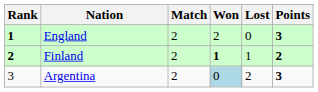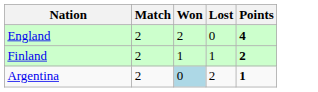- column: (23, 14)
(279, 35) 3 -> (242, 35) 4
(216, 55) bold -> (180, 55) normal
(279, 76) 3 -> (242, 76) 1
